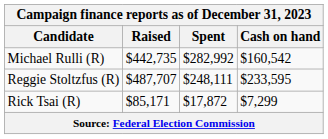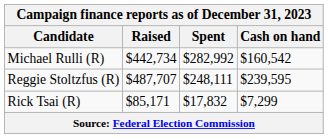(151, 58) $442,735 -> (151, 58) $442,734
(266, 79) $233,595 -> (266, 79) $239,595
(205, 101) $17,872 -> (205, 101) $17,832
